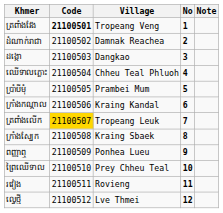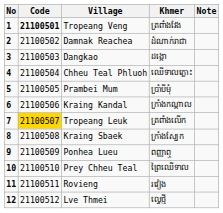columns swapped: (188, 11) <-> (27, 11)
